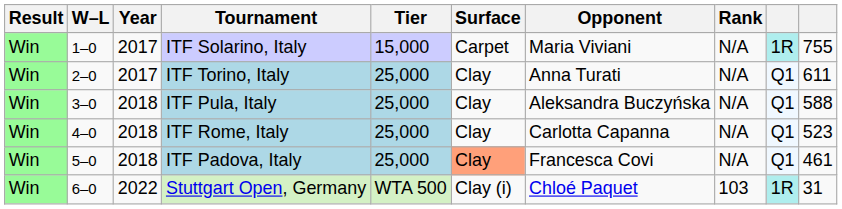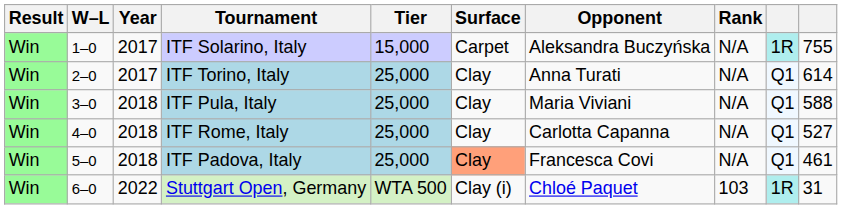(580, 47) Maria Viviani -> (620, 47) Aleksandra Buczyńska
(817, 75) 611 -> (818, 75) 614
(620, 103) Aleksandra Buczyńska -> (580, 103) Maria Viviani
(818, 132) 523 -> (818, 132) 527
